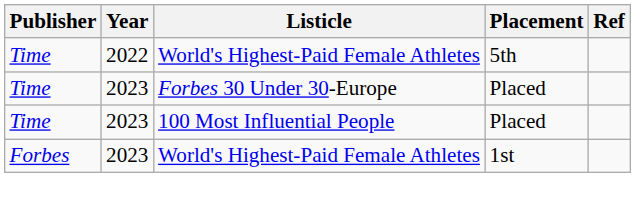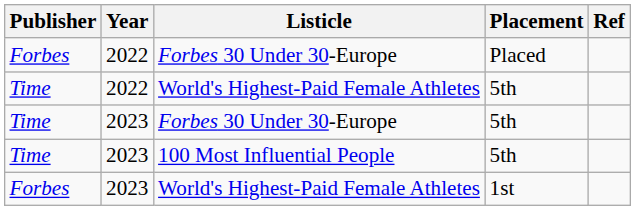+ row: (127, 54)
(518, 88) Placed -> (503, 121) 5th
(518, 121) Placed -> (503, 155) 5th
